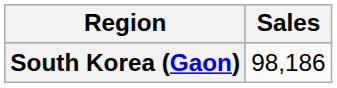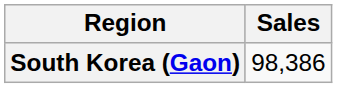(288, 62) 98,186 -> (288, 62) 98,386
